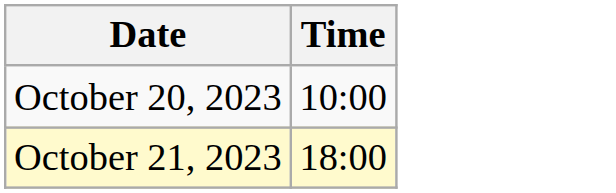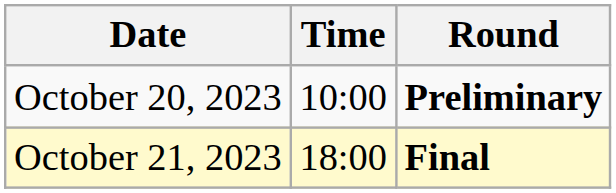+ column: (503, 34)
